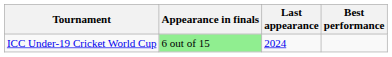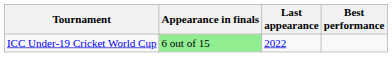(275, 43) 2024 -> (275, 43) 2022
